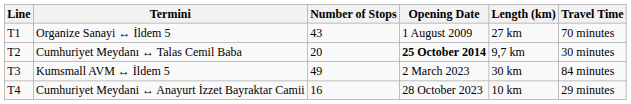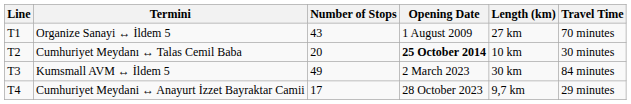(508, 52) 9,7 km -> (507, 52) 10 km
(316, 90) 16 -> (316, 90) 17
(507, 90) 10 km -> (508, 90) 9,7 km
